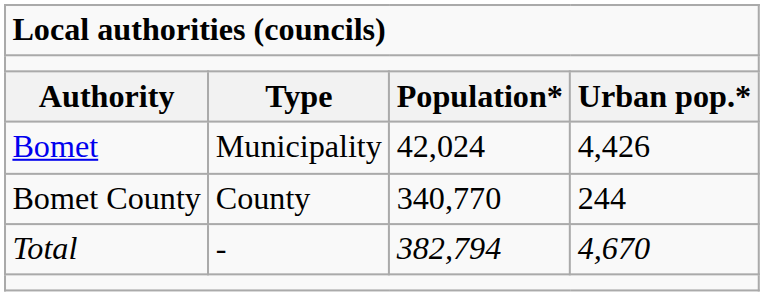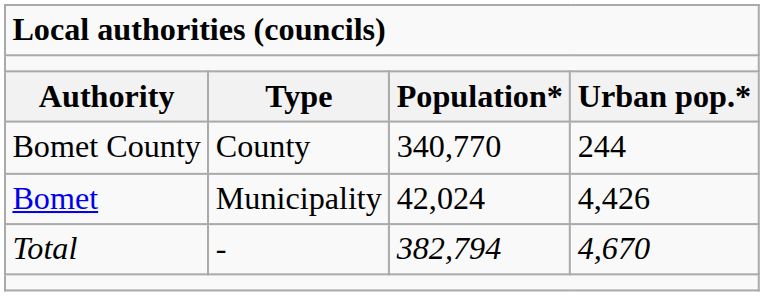rows swapped: (55, 146) <-> (107, 197)
